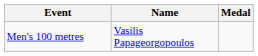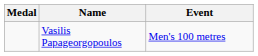columns swapped: (236, 13) <-> (58, 13)
